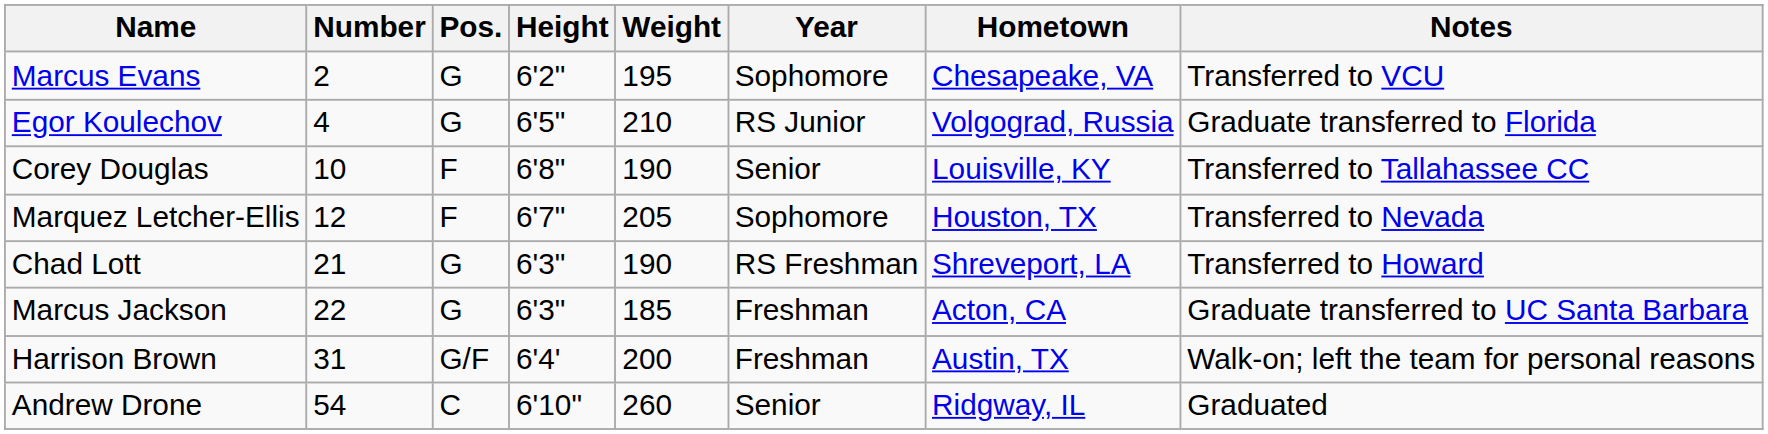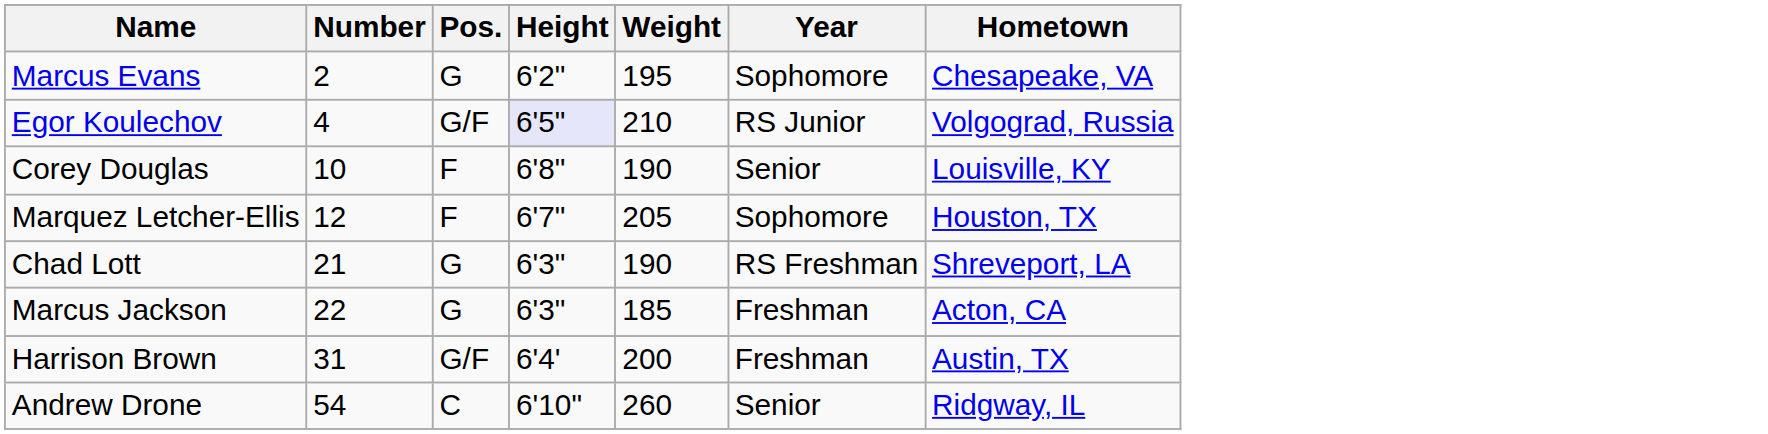- column: (1471, 28)
(451, 122) G -> (464, 122) G/F
(541, 122) no background -> (541, 122) lavender background
